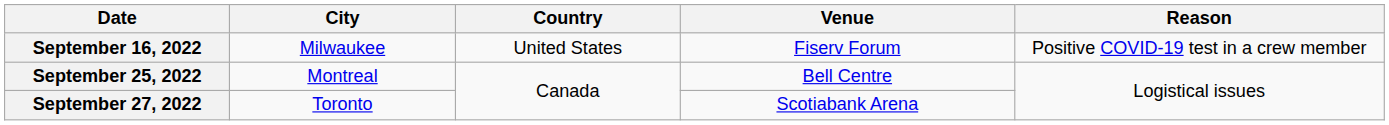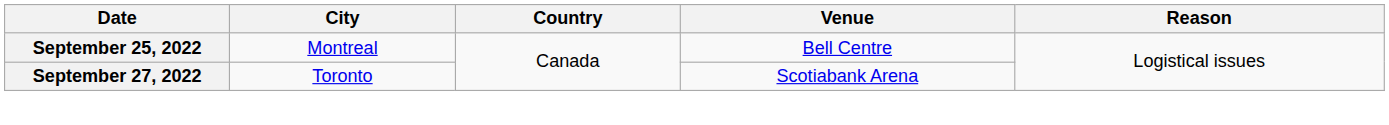- row: (117, 47)
